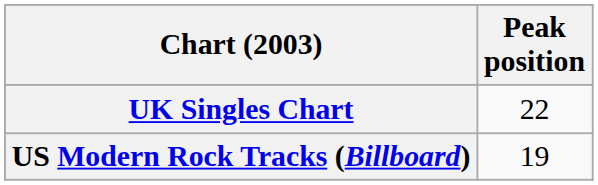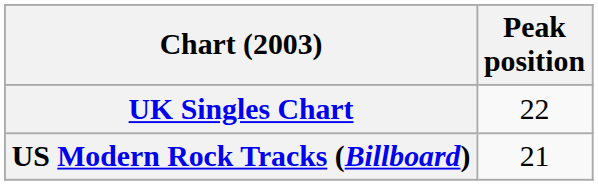(535, 155) 19 -> (535, 155) 21
